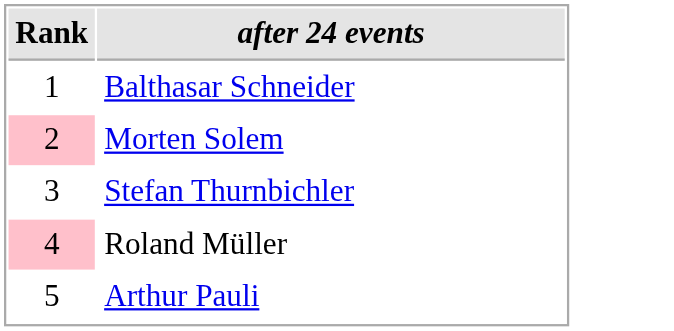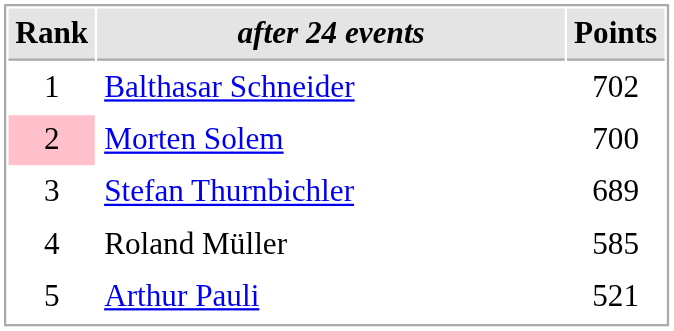+ column: (616, 32)
(52, 243) pink background -> (52, 243) no background
